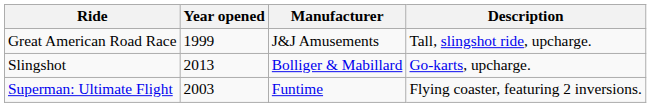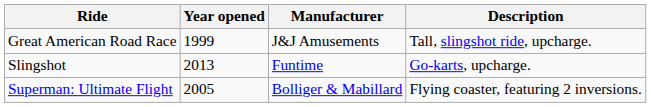(337, 65) Bolliger & Mabillard -> (297, 65) Funtime
(199, 89) 2003 -> (199, 89) 2005
(297, 89) Funtime -> (337, 89) Bolliger & Mabillard
